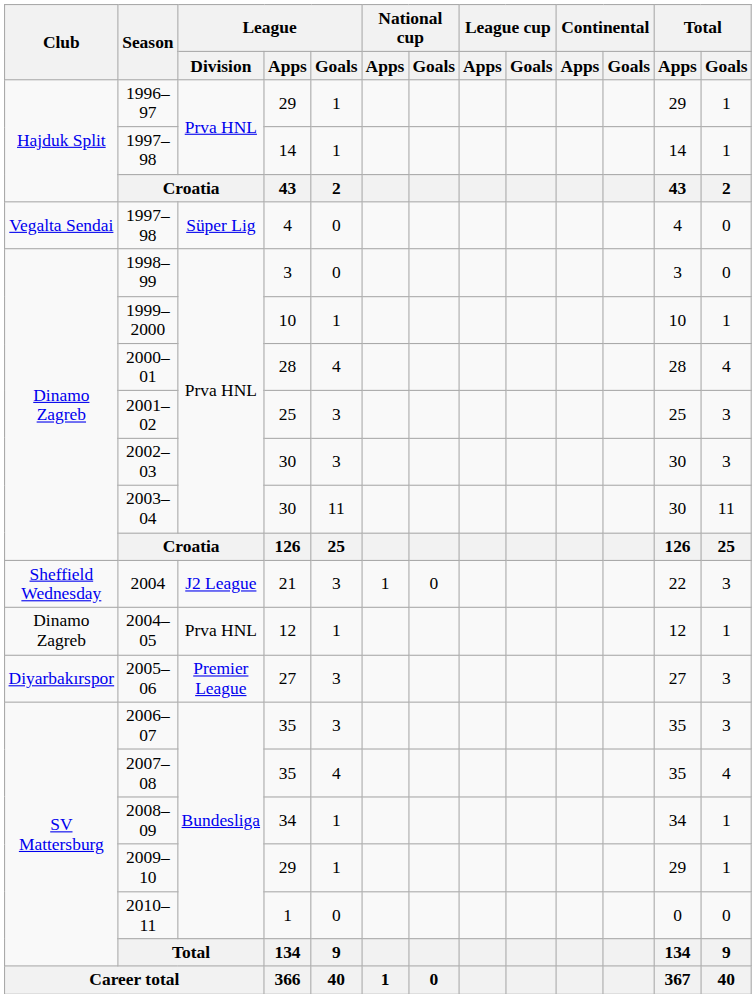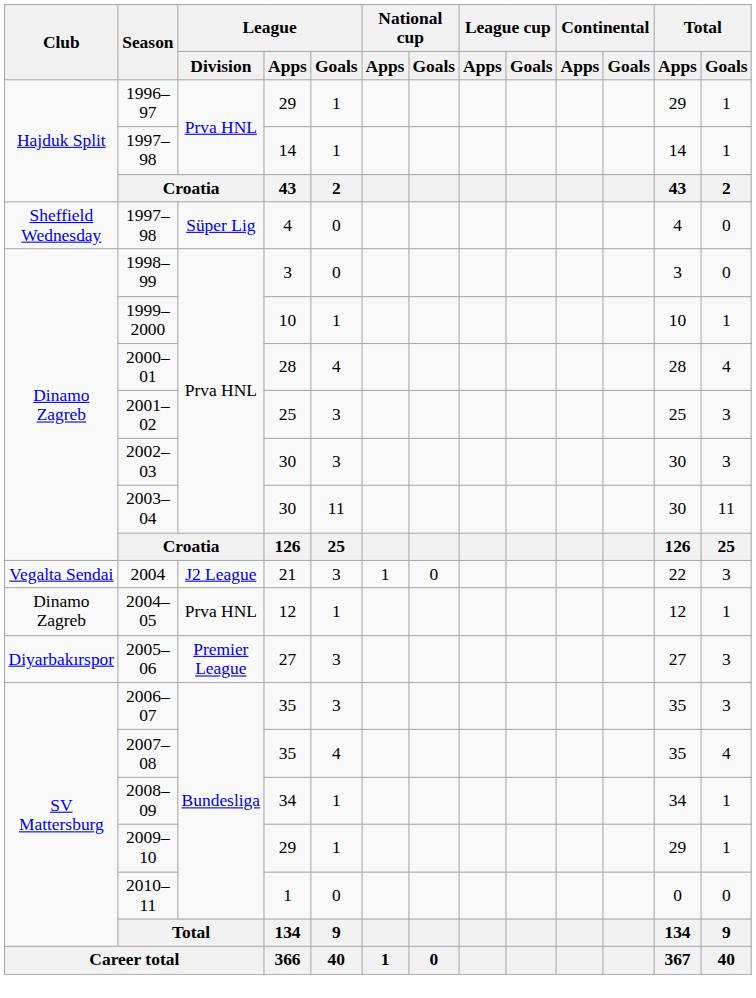(61, 225) Vegalta Sendai -> (61, 225) Sheffield Wednesday
(61, 583) Sheffield Wednesday -> (61, 574) Vegalta Sendai
